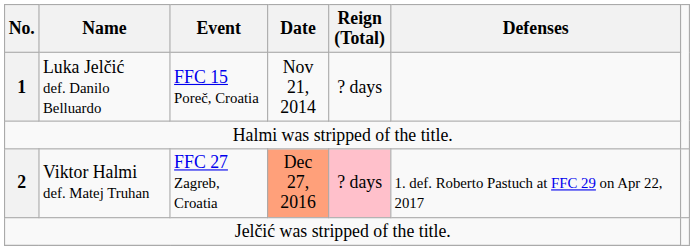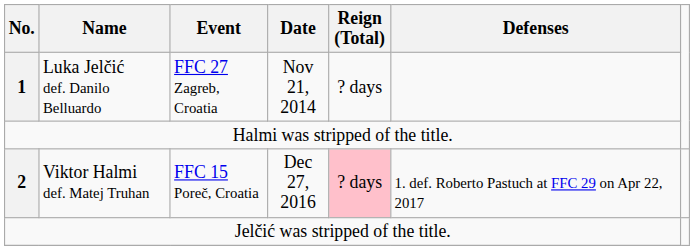(216, 86) FFC 15 Poreč, Croatia -> (201, 86) FFC 27 Zagreb, Croatia
(201, 183) FFC 27 Zagreb, Croatia -> (216, 183) FFC 15 Poreč, Croatia
(298, 183) lightsalmon background -> (298, 183) no background
